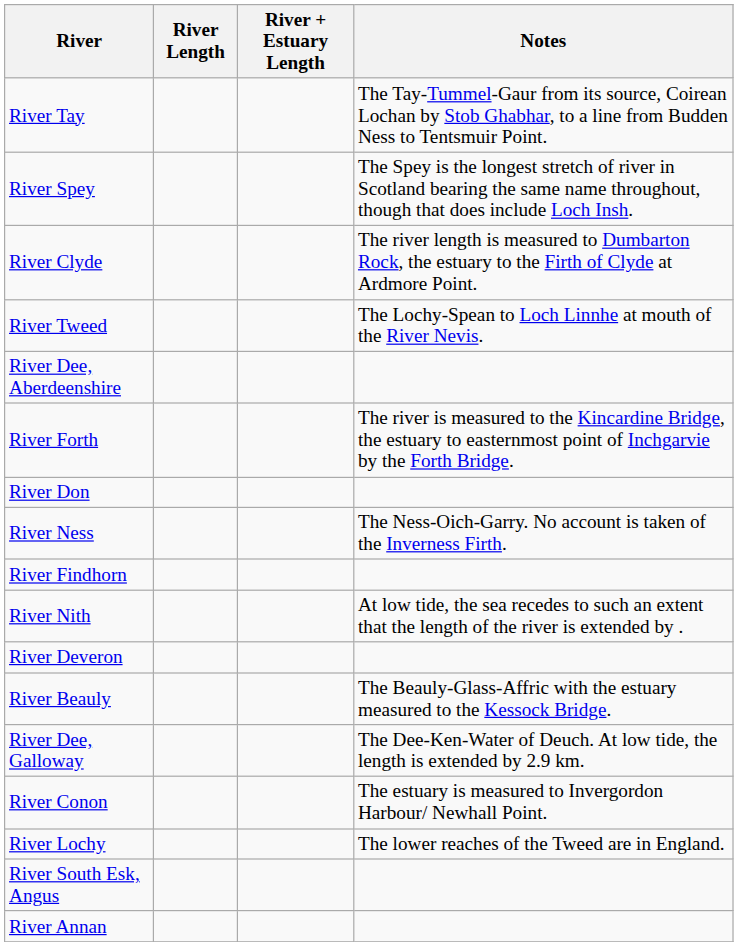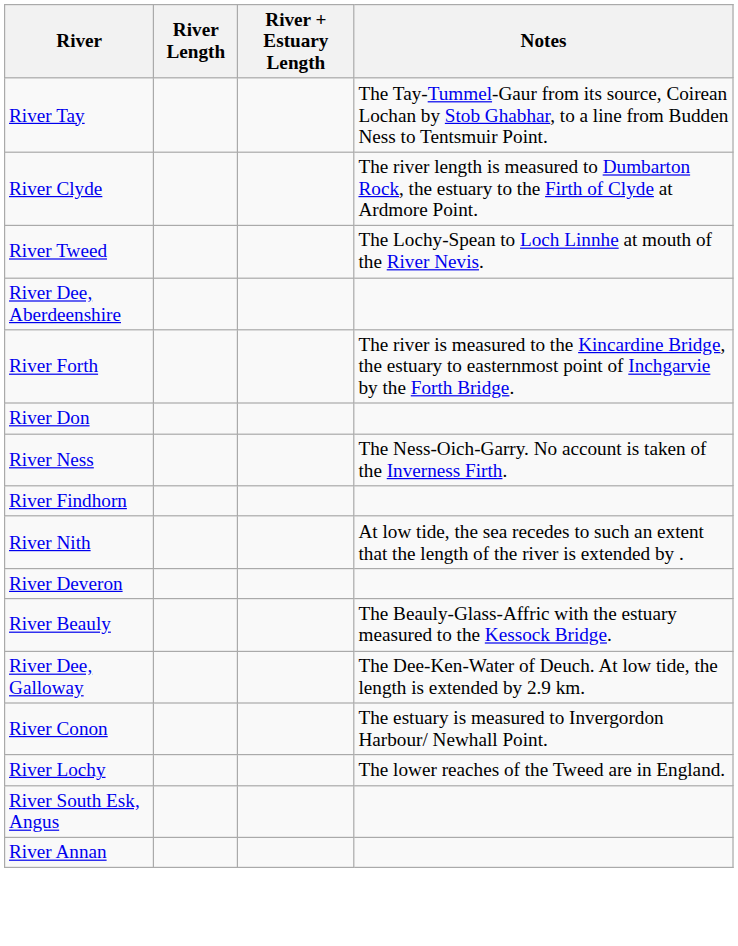- row: (52, 188)
